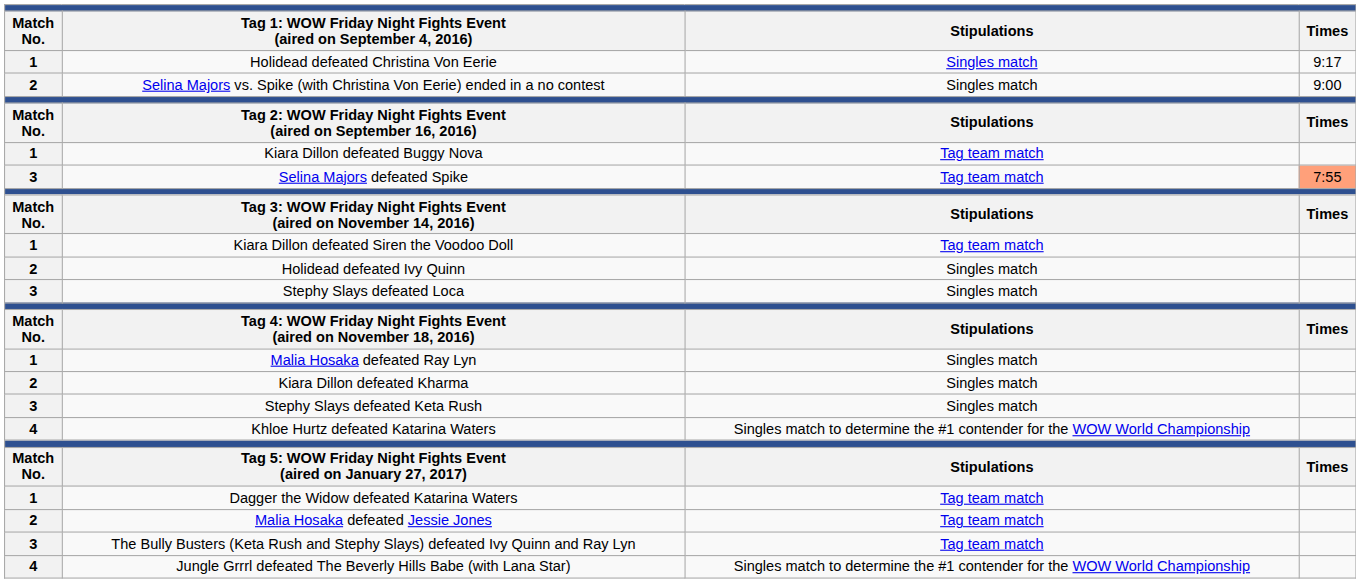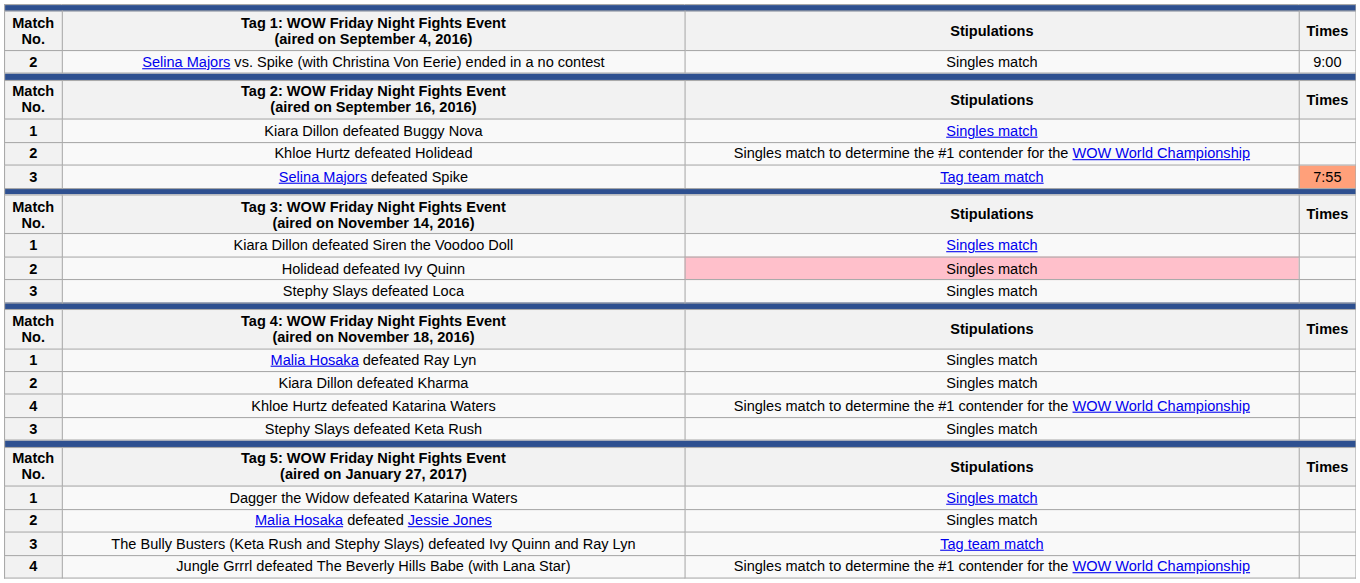- row: (33, 61)
(992, 153) Tag team match -> (992, 130) Singles match
+ row: (33, 153)
(992, 245) Tag team match -> (992, 245) Singles match
(992, 268) no background -> (992, 268) pink background
rows swapped: (33, 406) <-> (33, 428)
(992, 497) Tag team match -> (992, 497) Singles match
(992, 520) Tag team match -> (992, 520) Singles match
